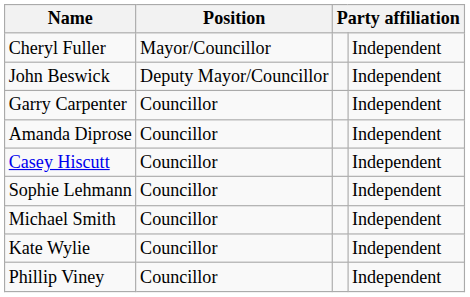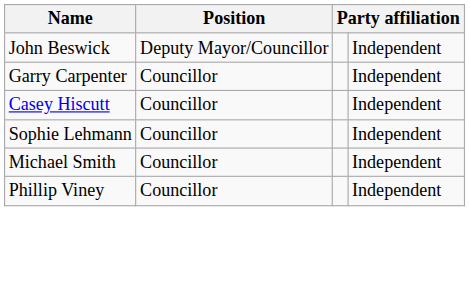- row: (57, 47)
- row: (70, 133)
- row: (49, 248)
